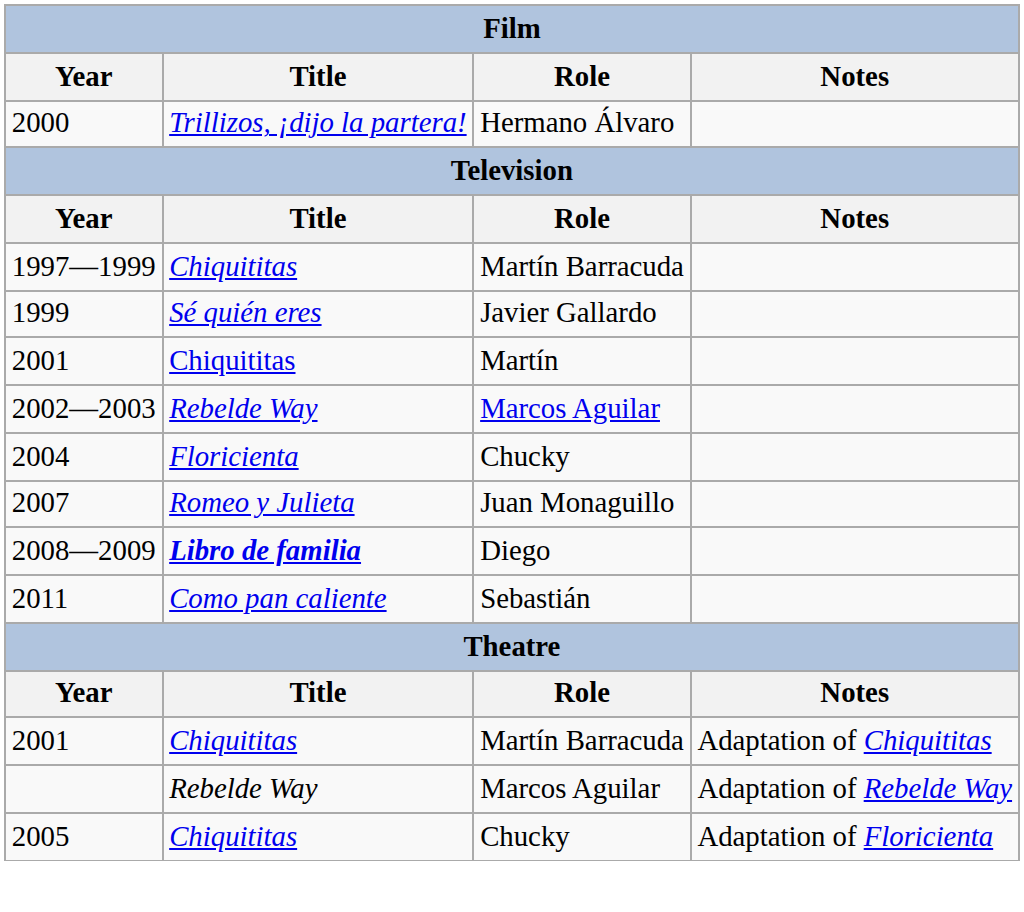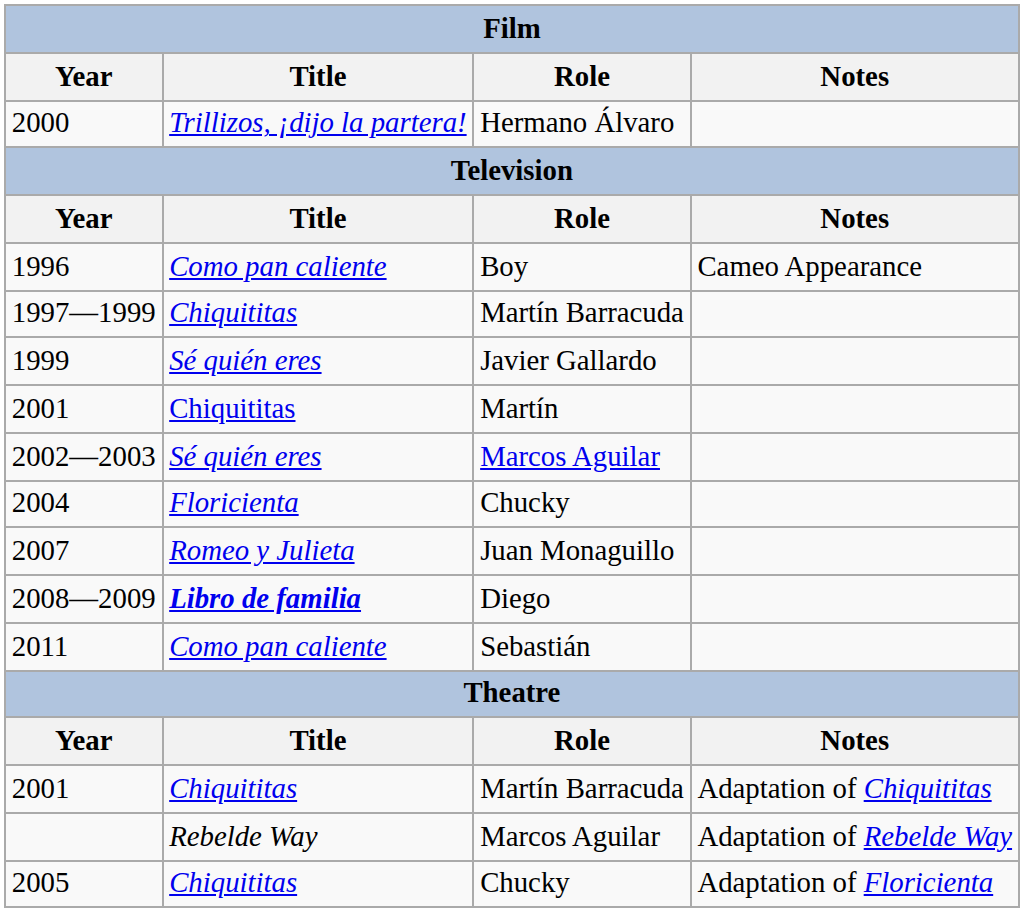+ row: (41, 266)
(243, 408) Rebelde Way -> (245, 456) Sé quién eres
